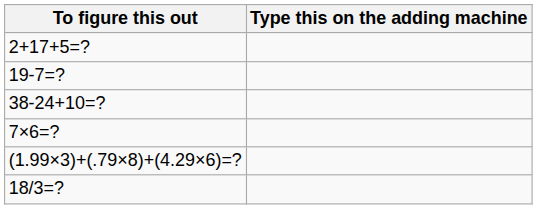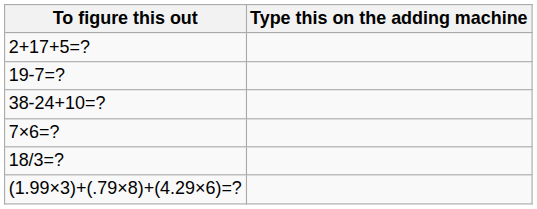rows swapped: (36, 189) <-> (125, 160)
